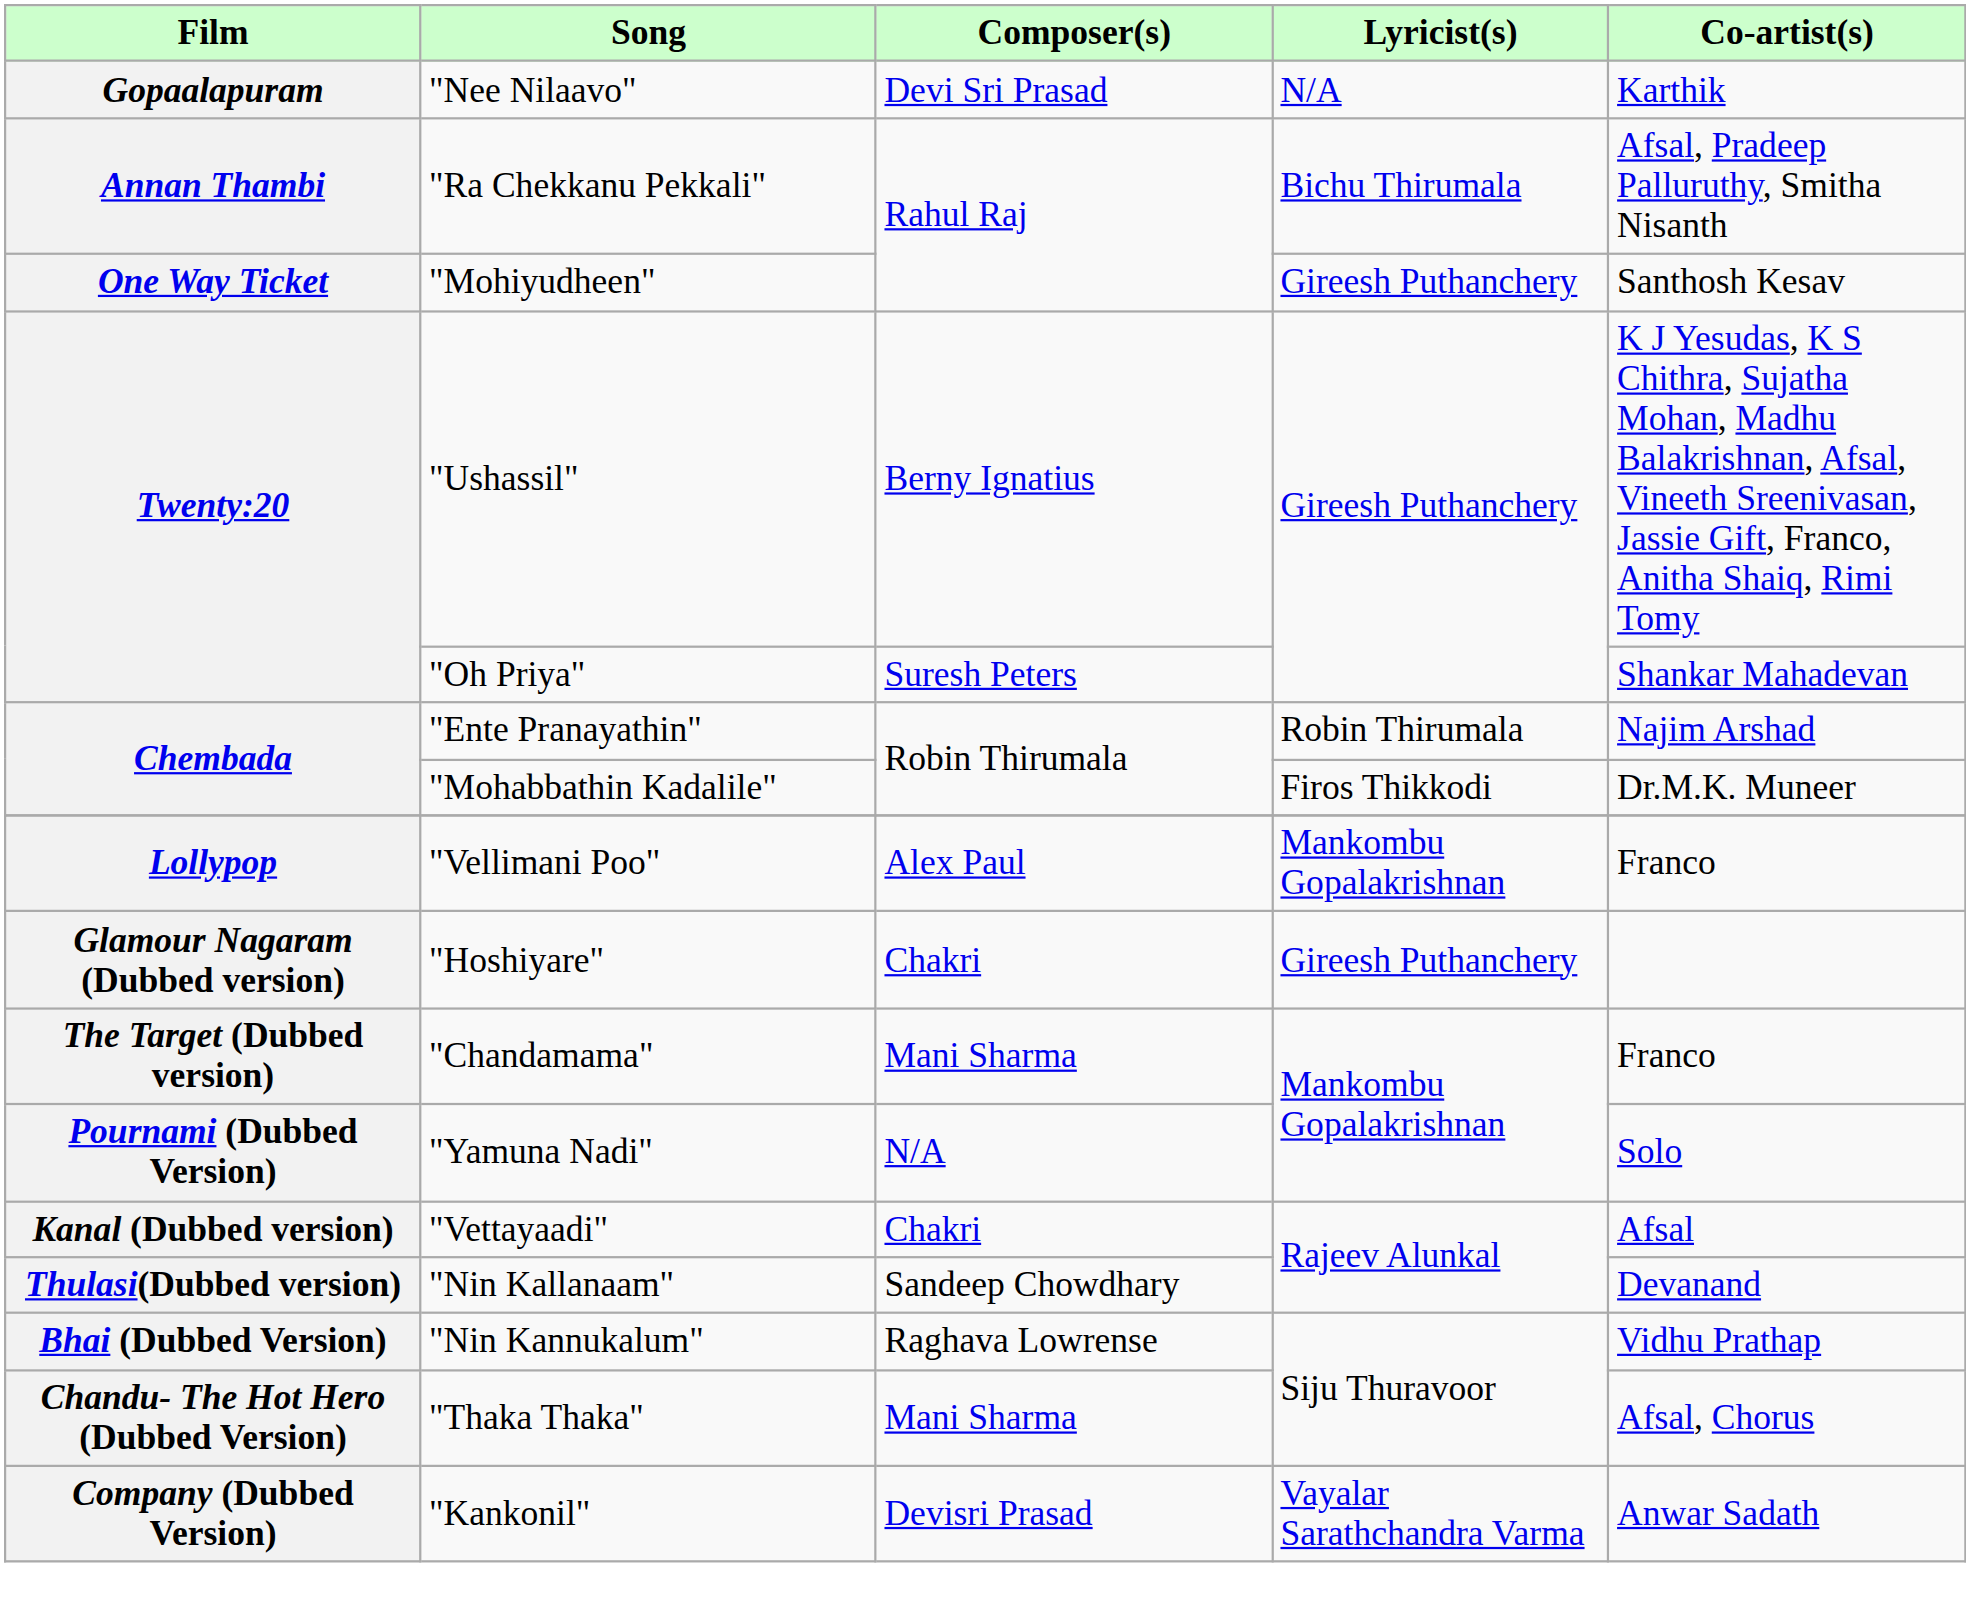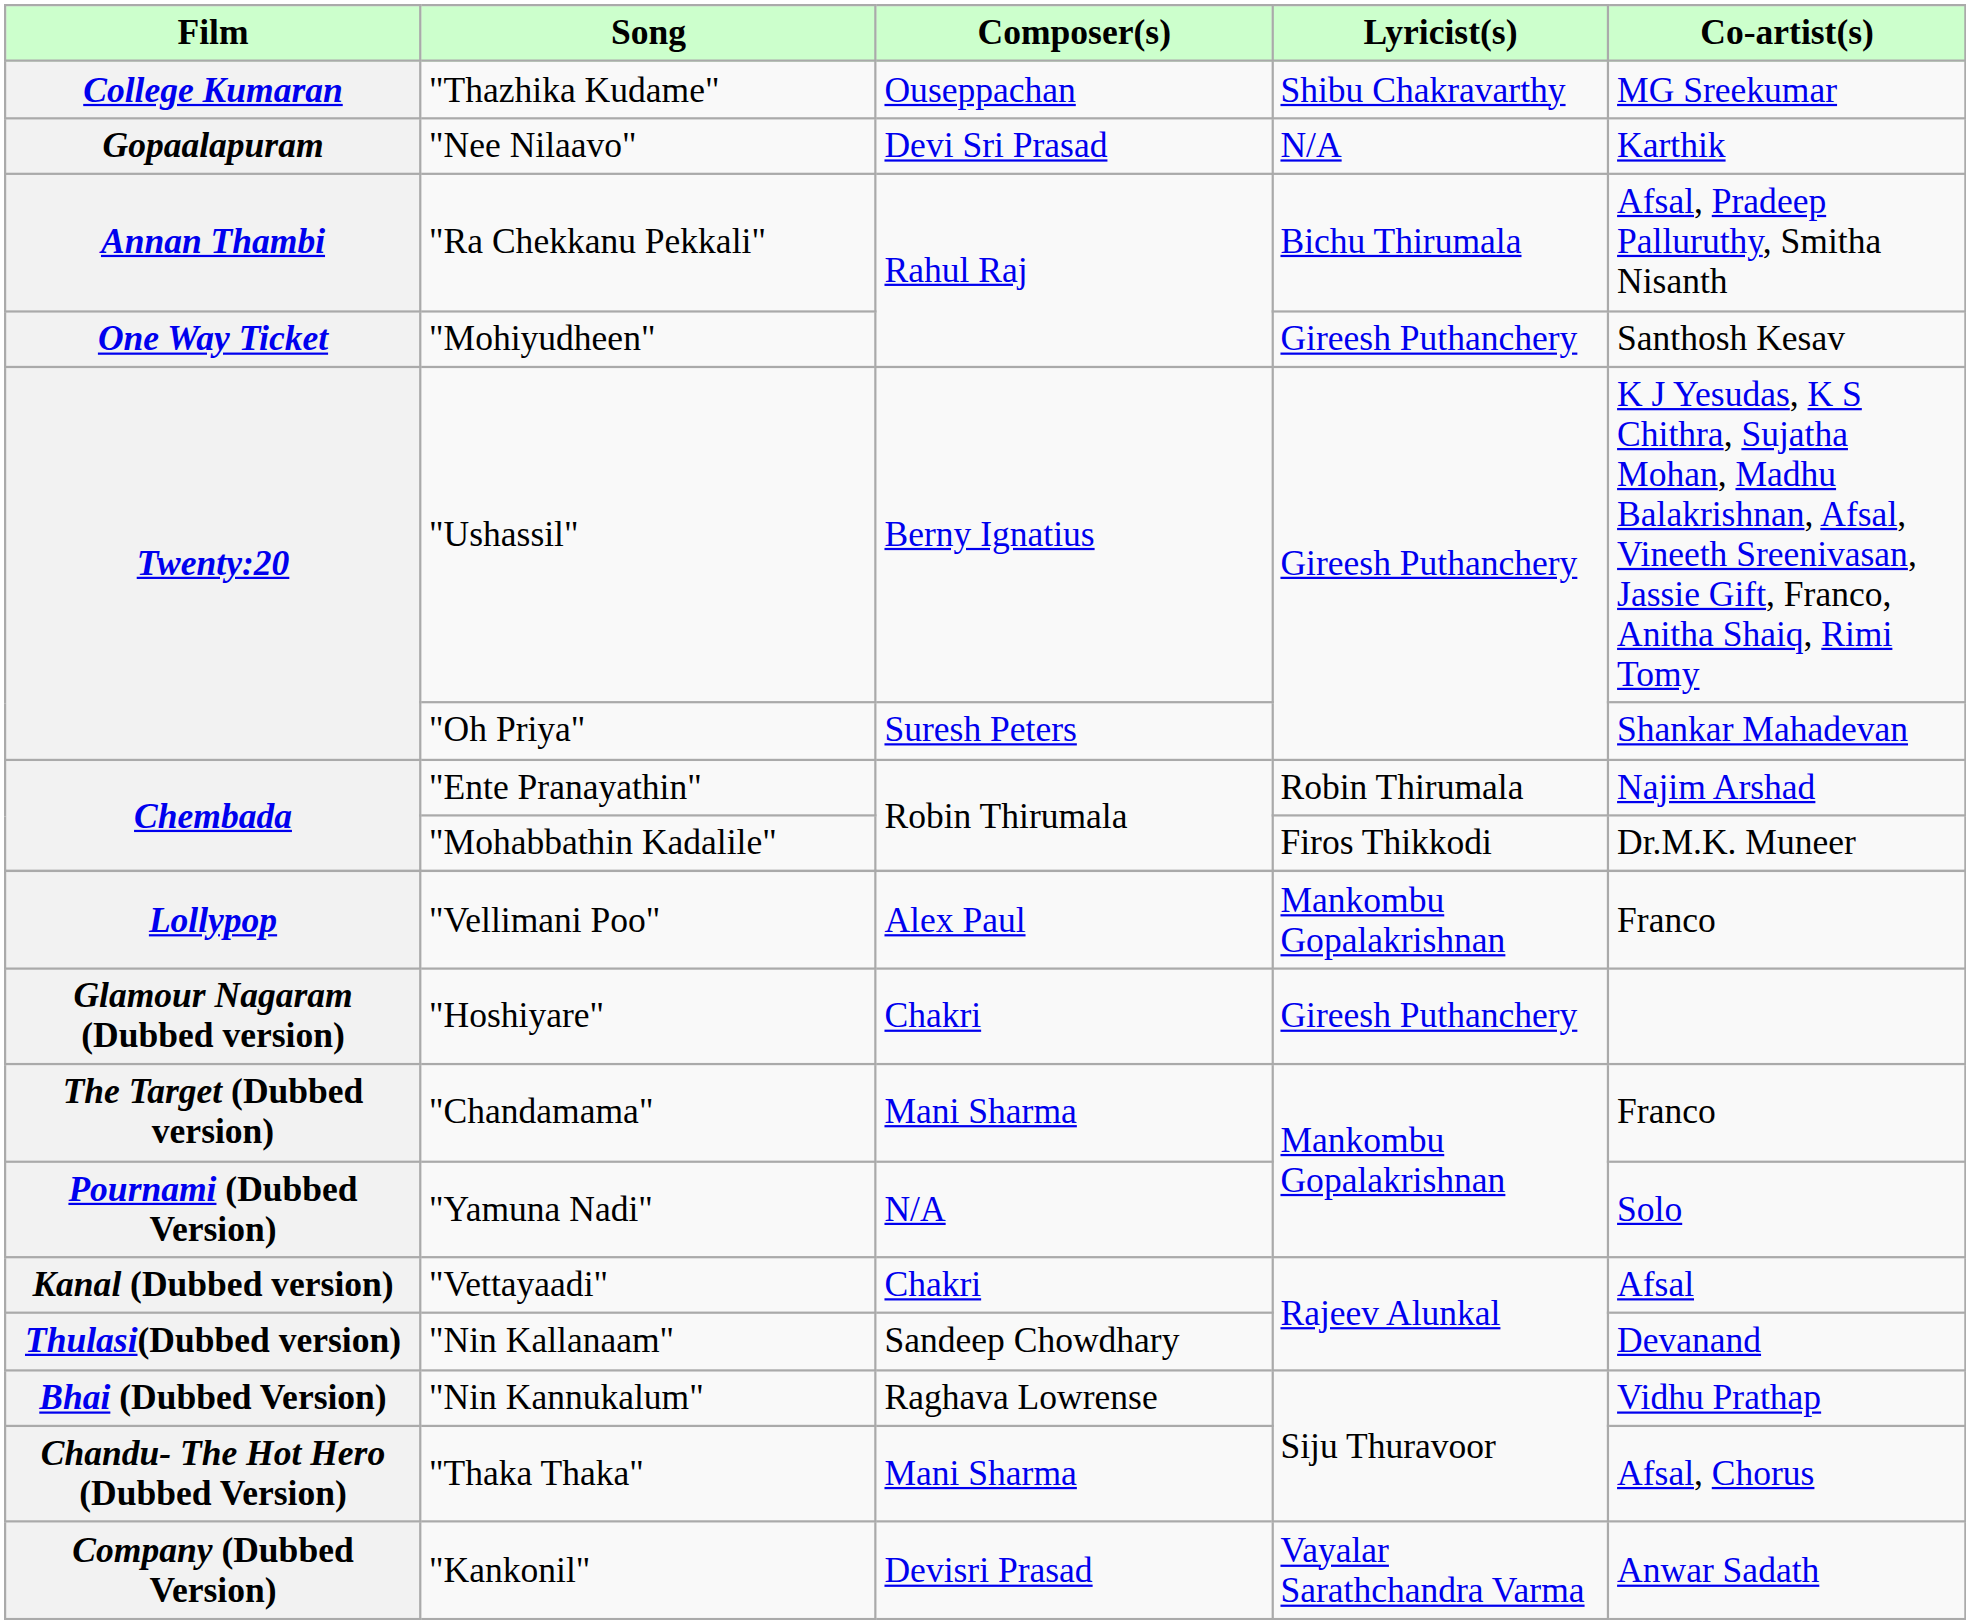+ row: (574, 88)
